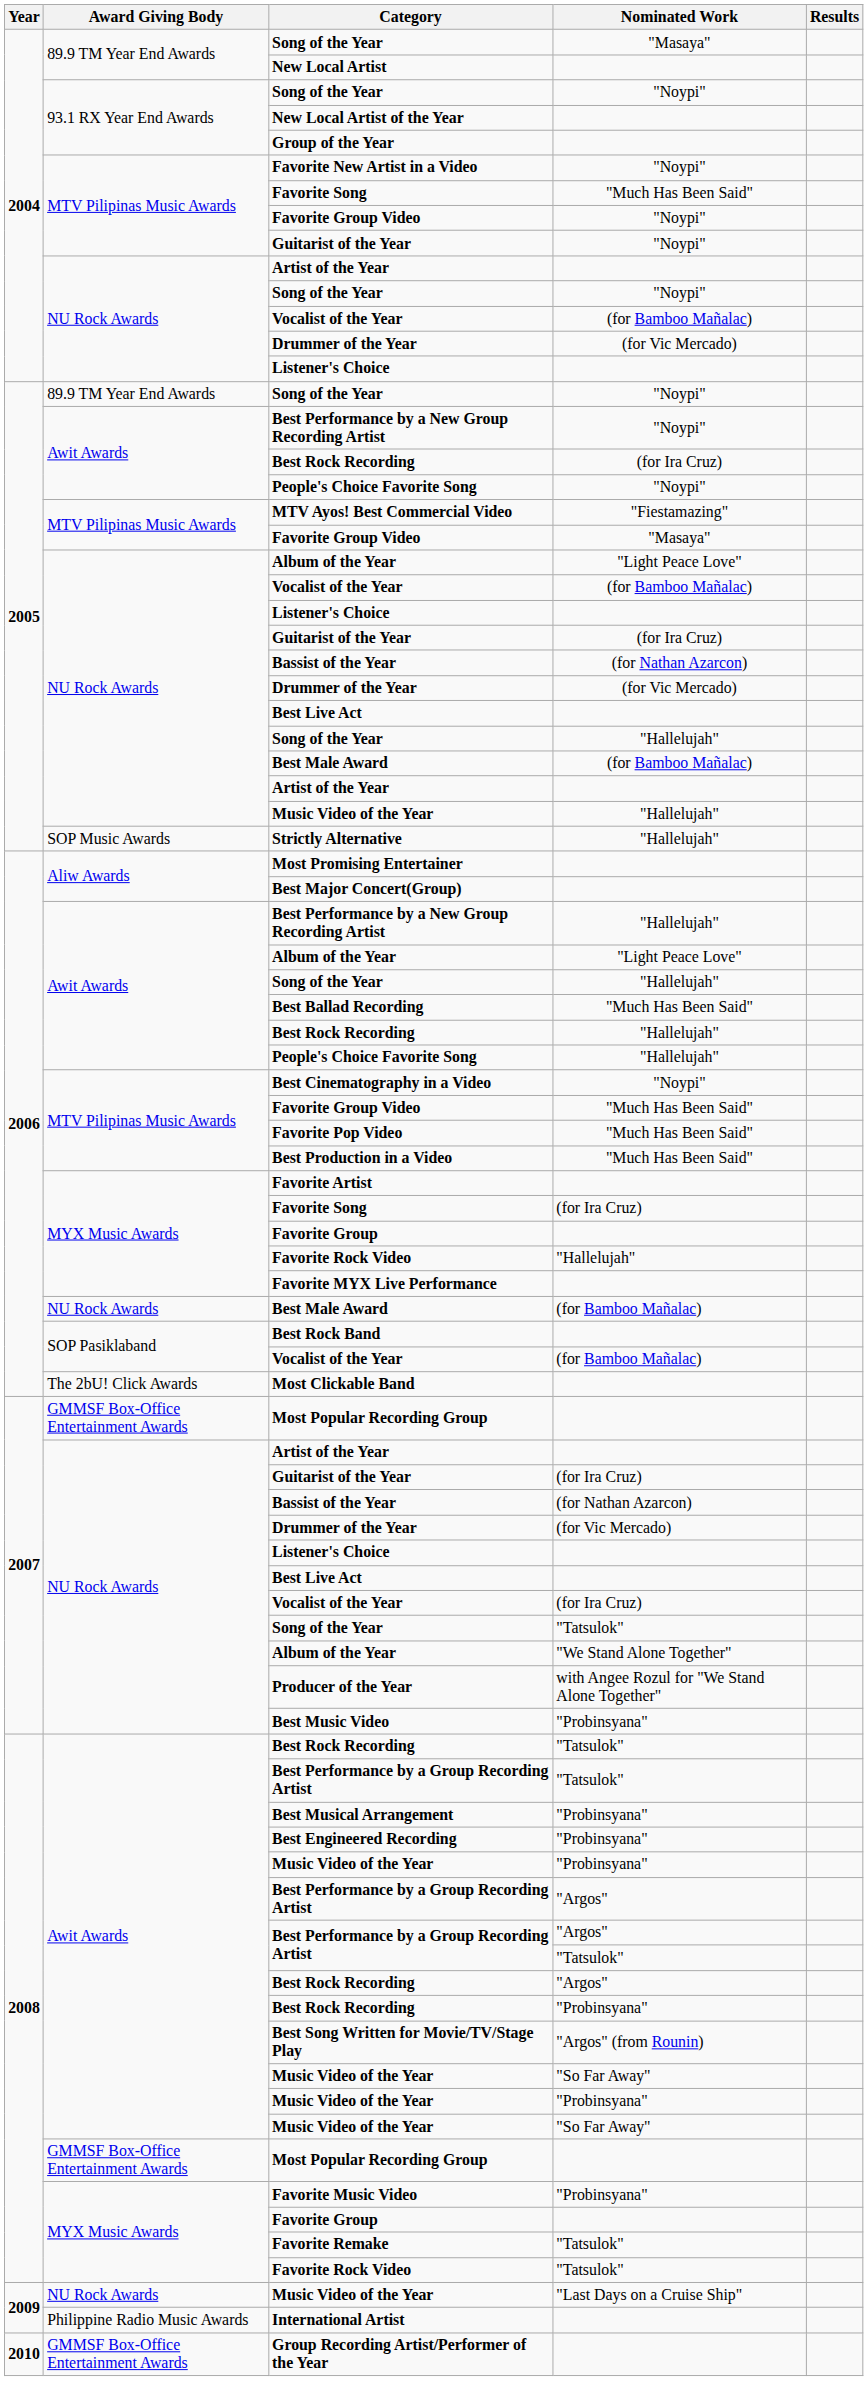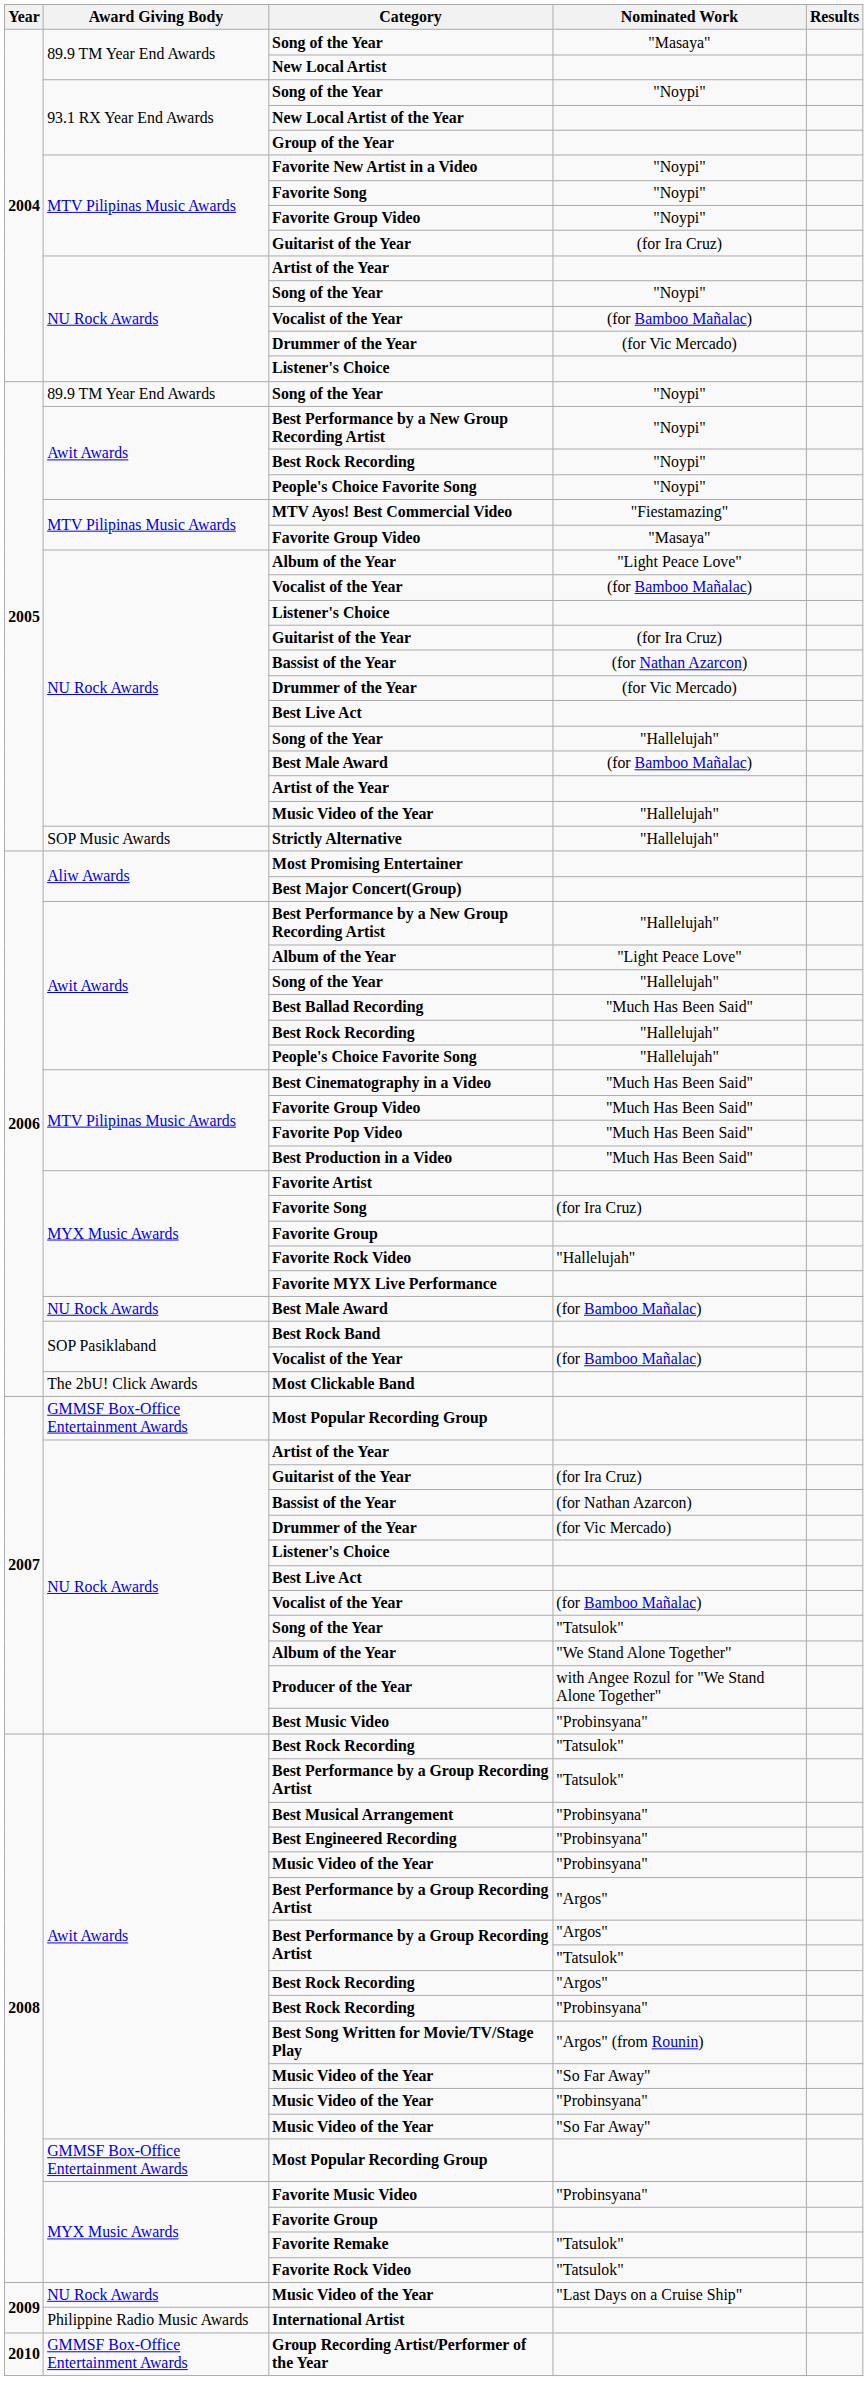(679, 192) "Much Has Been Said" -> (679, 192) "Noypi"
(679, 243) "Noypi" -> (679, 243) (for Ira Cruz)
(679, 461) (for Ira Cruz) -> (679, 461) "Noypi"
(679, 1082) "Noypi" -> (679, 1082) "Much Has Been Said"
(599, 1602) (for Ira Cruz) -> (629, 1602) (for Bamboo Mañalac)
